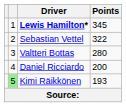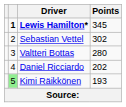(13, 25) normal -> (13, 25) bold
(100, 39) 322 -> (100, 39) 302
(100, 67) 200 -> (100, 67) 202
